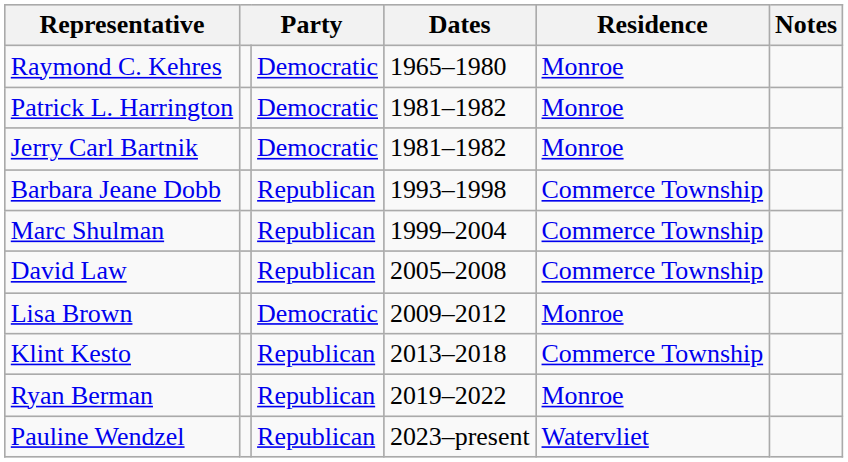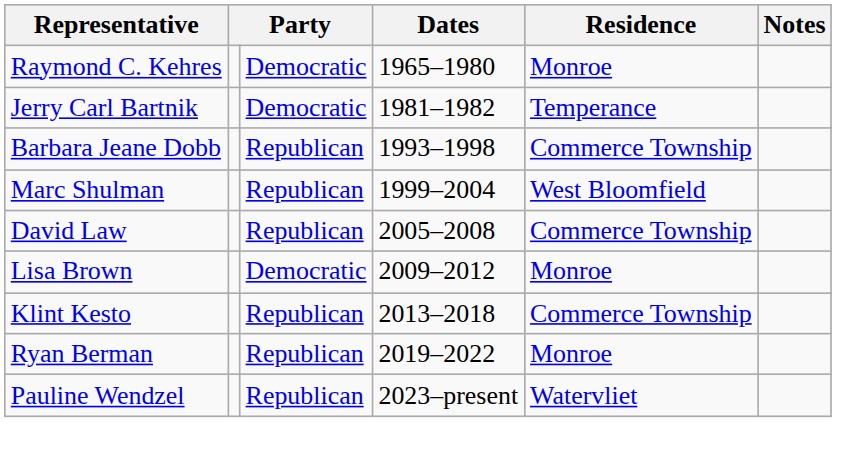- row: (122, 107)
(583, 148) Monroe -> (593, 107) Temperance
(652, 230) Commerce Township -> (618, 189) West Bloomfield
